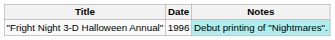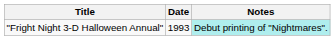(179, 27) 1996 -> (179, 27) 1993
